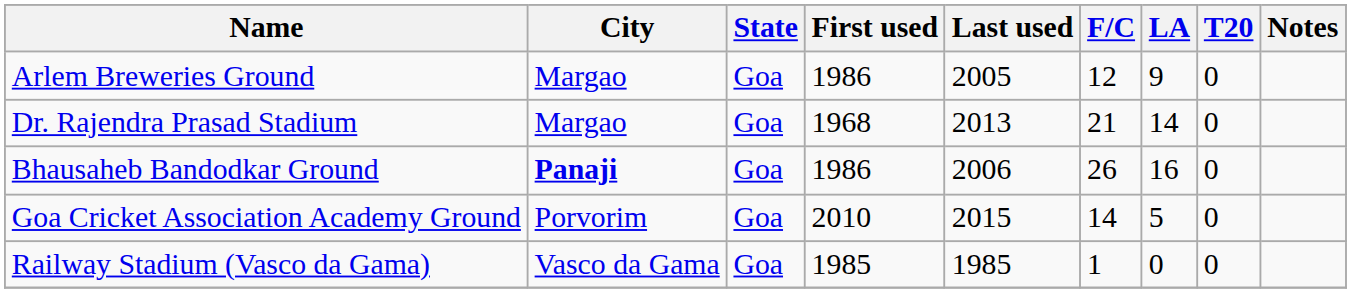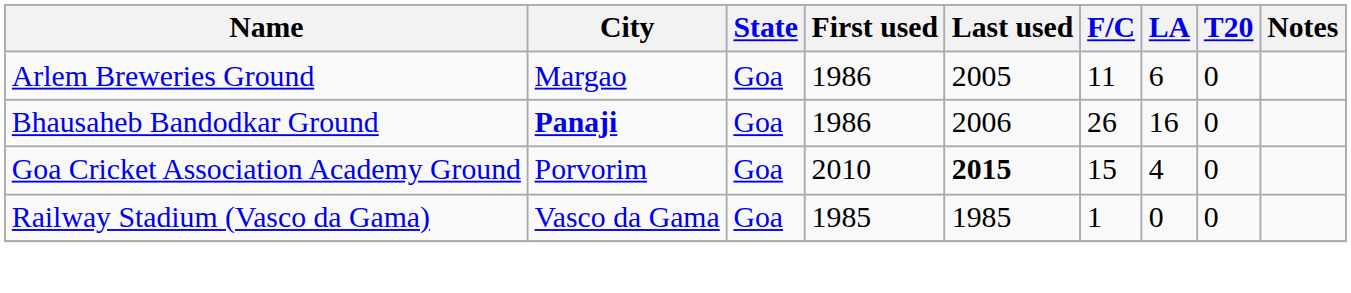(1102, 75) 12 -> (1101, 75) 11
(1156, 75) 9 -> (1156, 75) 6
- row: (185, 122)
(982, 216) normal -> (982, 169) bold
(1102, 216) 14 -> (1102, 169) 15
(1156, 216) 5 -> (1156, 169) 4
